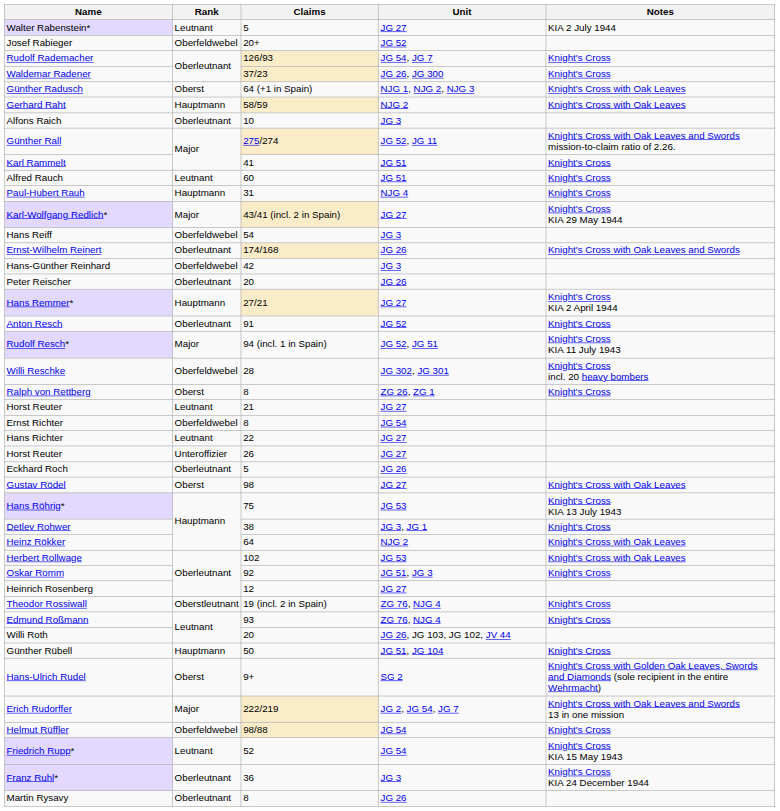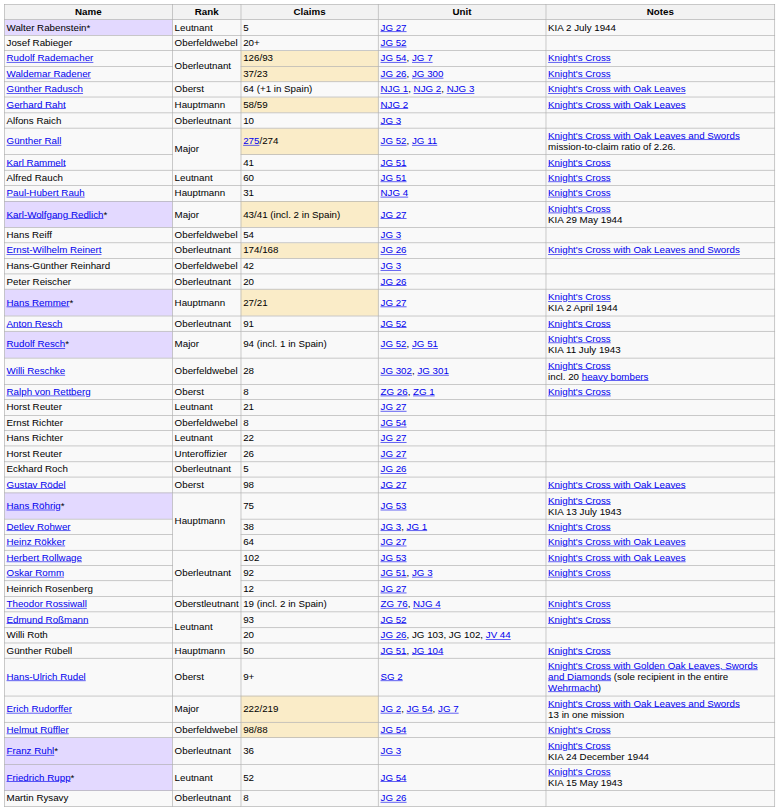(394, 542) NJG 2 -> (394, 542) JG 27
(411, 619) ZG 76, NJG 4 -> (394, 619) JG 52
rows swapped: (32, 777) <-> (40, 751)
